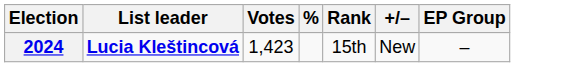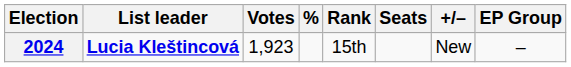+ column: (403, 18)
(271, 47) 1,423 -> (271, 47) 1,923
